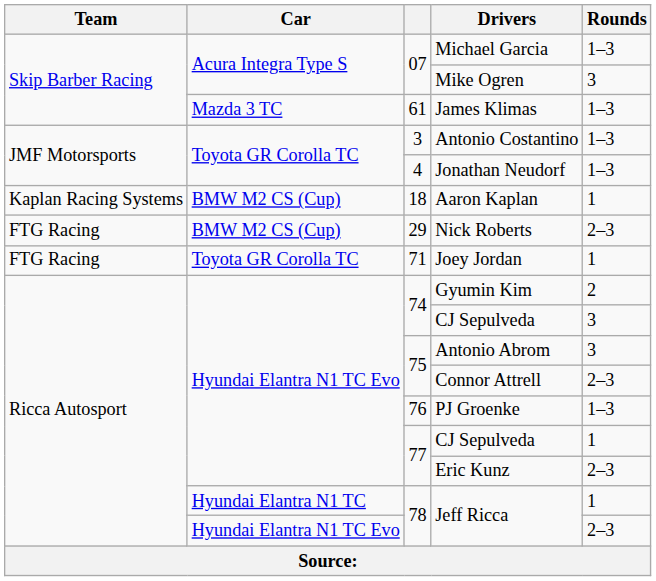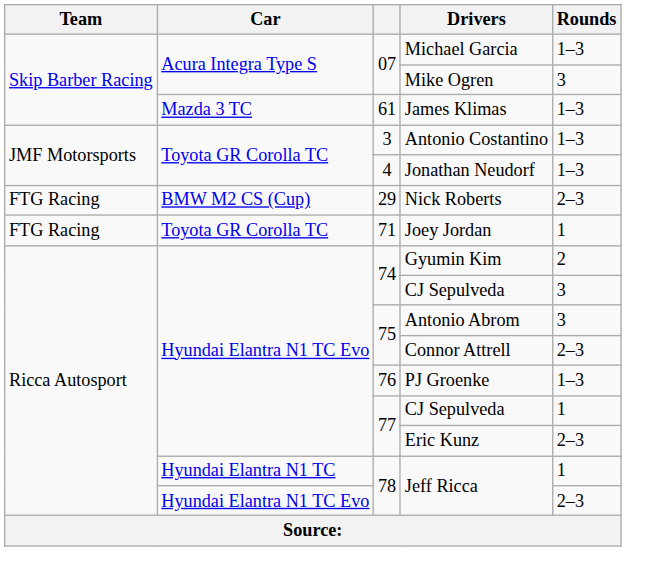- row: (417, 199)
